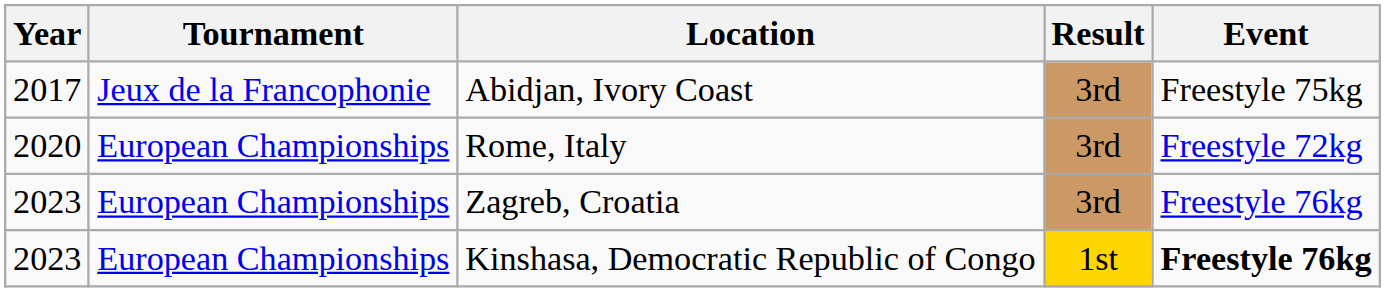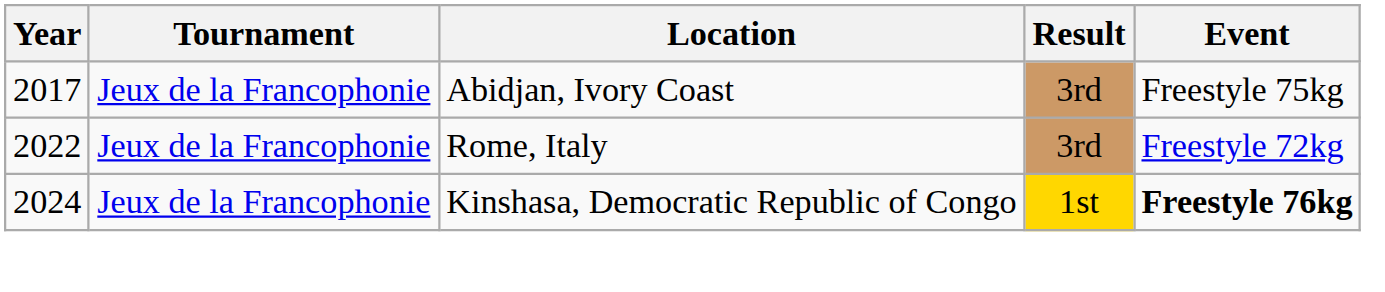(47, 145) 2020 -> (47, 145) 2022
(273, 145) European Championships -> (264, 145) Jeux de la Francophonie
- row: (573, 202)
(47, 258) 2023 -> (47, 202) 2024
(273, 258) European Championships -> (264, 202) Jeux de la Francophonie
